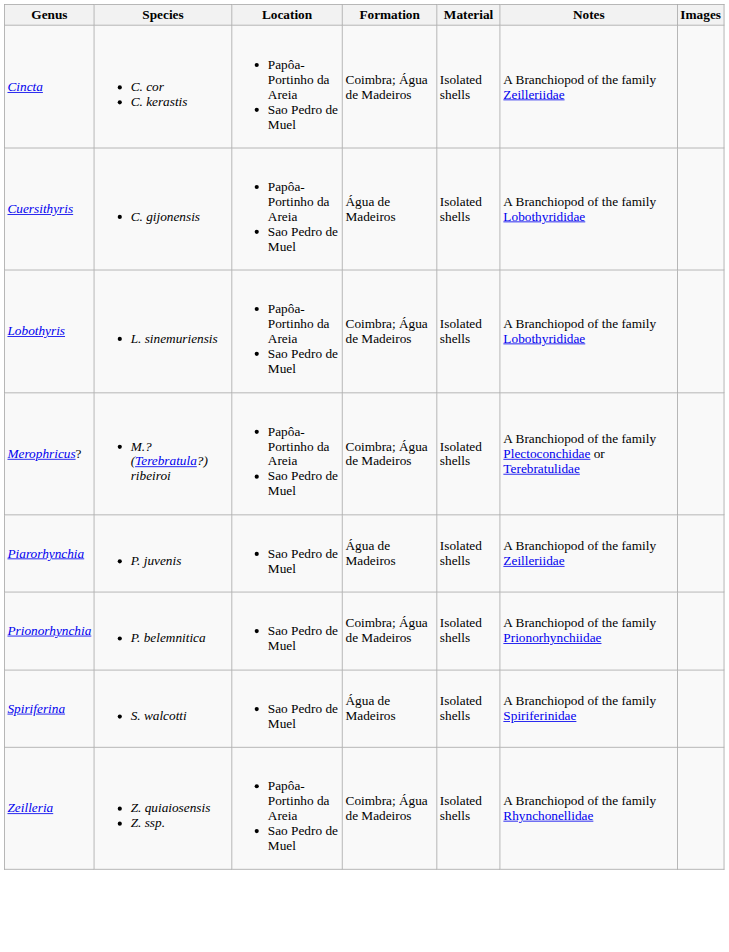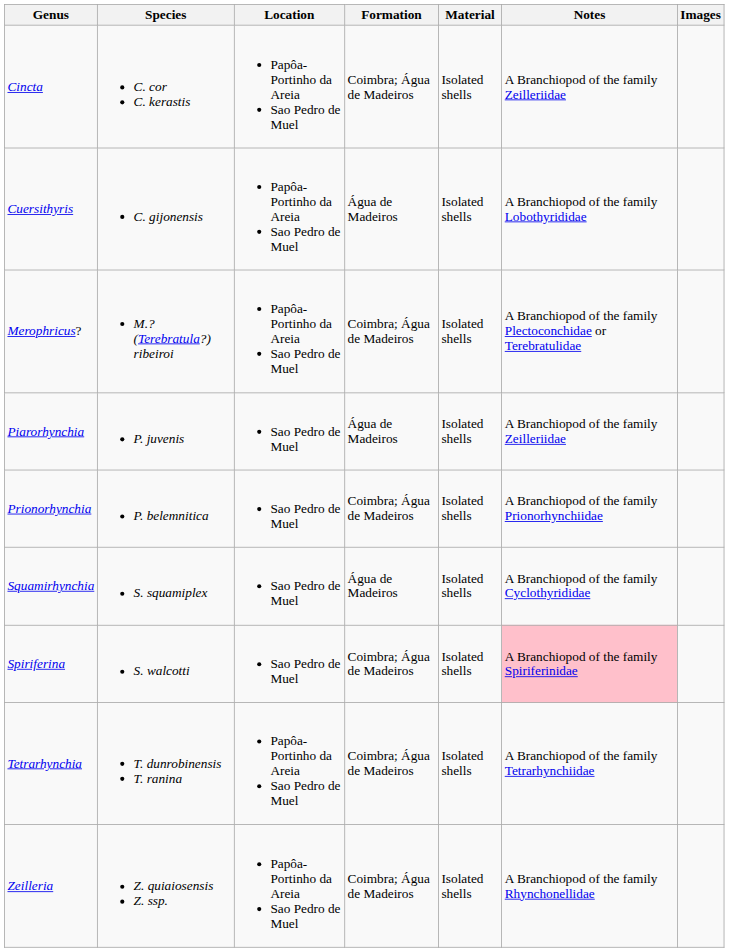- row: (36, 331)
+ row: (51, 586)
(371, 708) Água de Madeiros -> (389, 663) Coimbra; Água de Madeiros
(580, 708) no background -> (581, 663) pink background
+ row: (45, 763)
